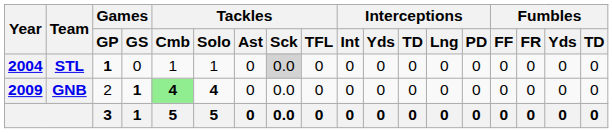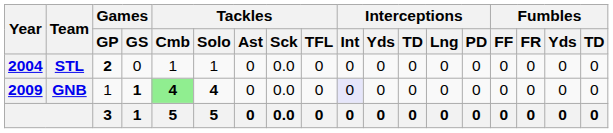(108, 66) 1 -> (108, 66) 2
(284, 66) lightgrey background -> (284, 66) no background
(108, 90) 2 -> (108, 90) 1
(350, 90) no background -> (350, 90) lavender background
